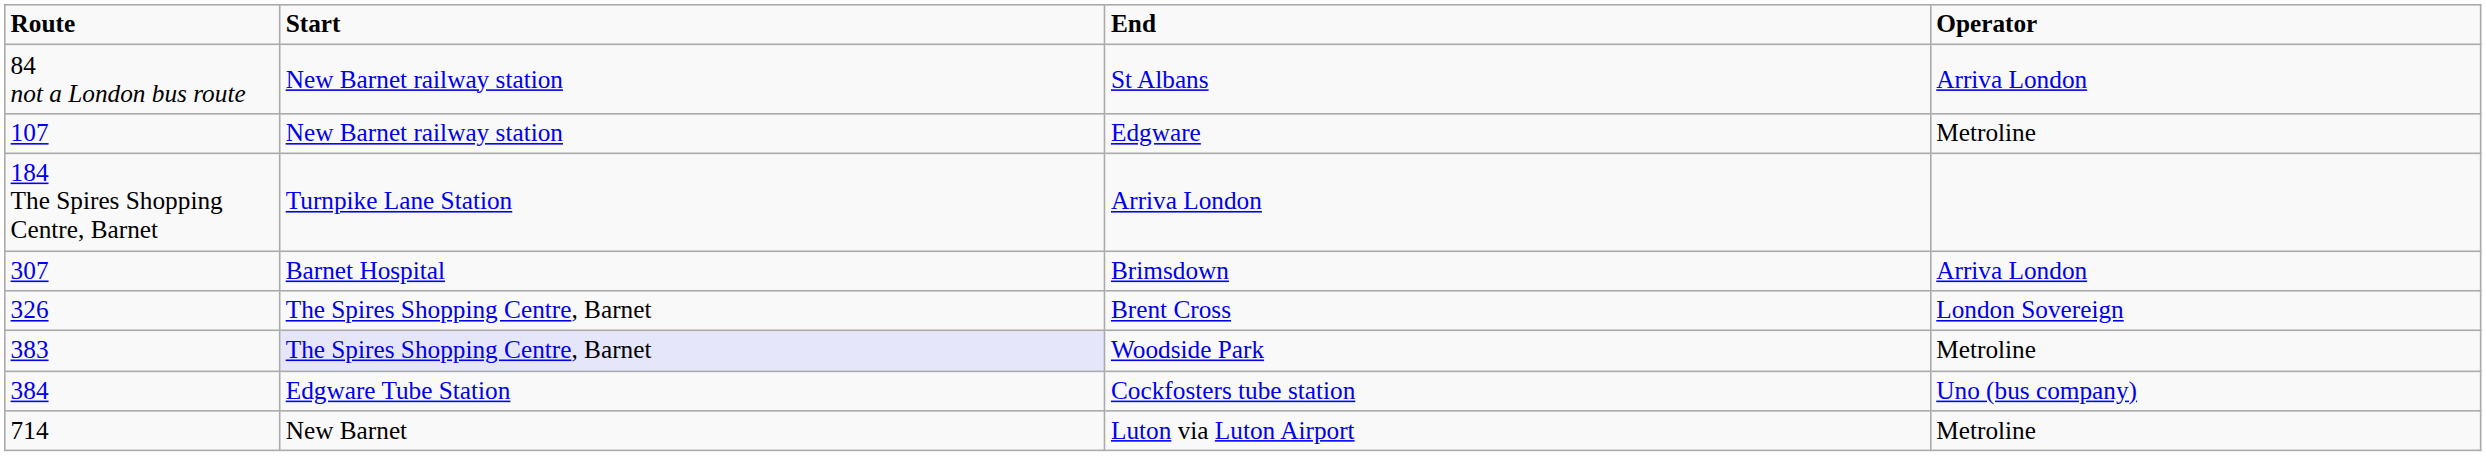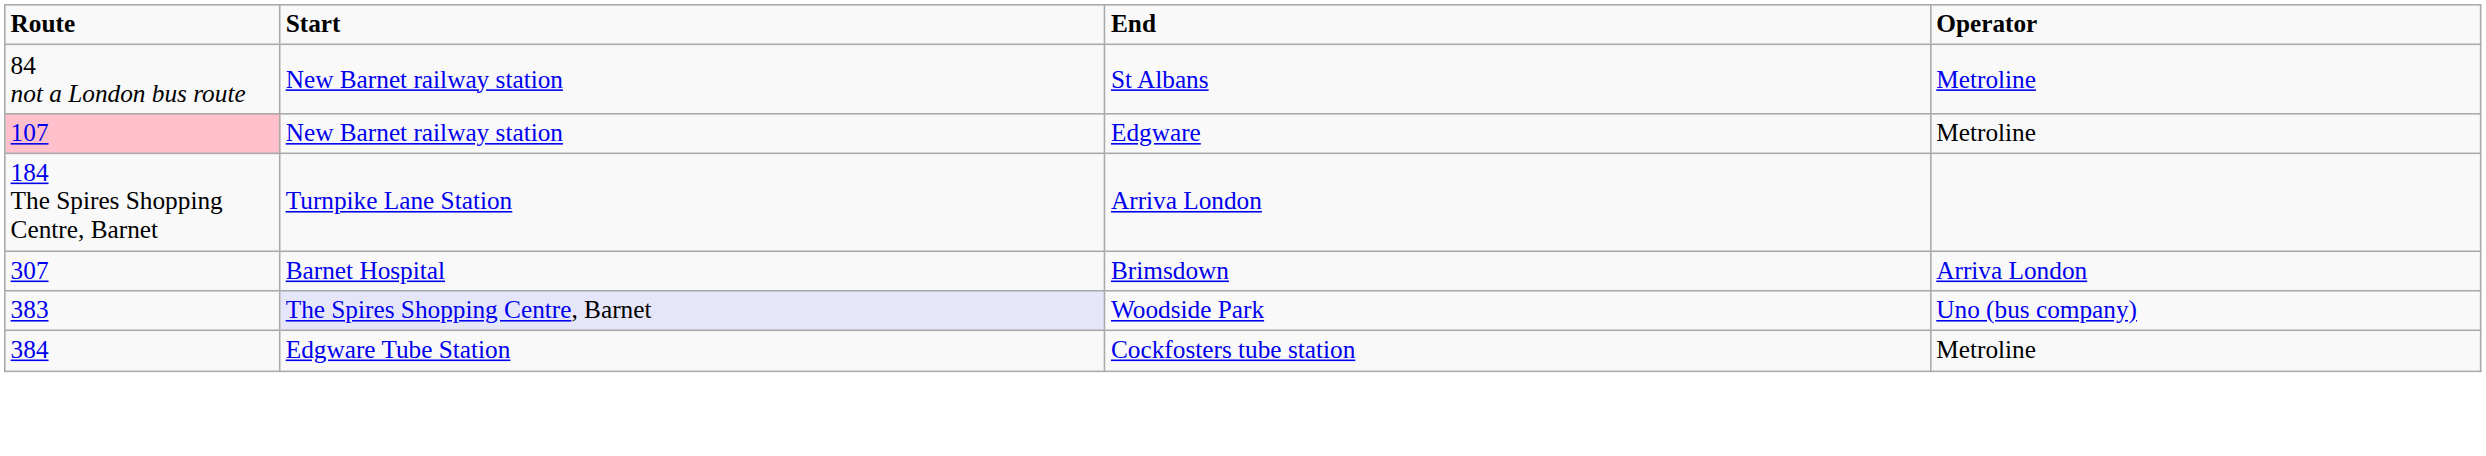(2012, 78) Arriva London -> (1986, 78) Metroline
(30, 133) no background -> (30, 133) pink background
- row: (1171, 310)
(1986, 350) Metroline -> (2037, 310) Uno (bus company)
(2037, 390) Uno (bus company) -> (1986, 350) Metroline
- row: (1233, 430)
